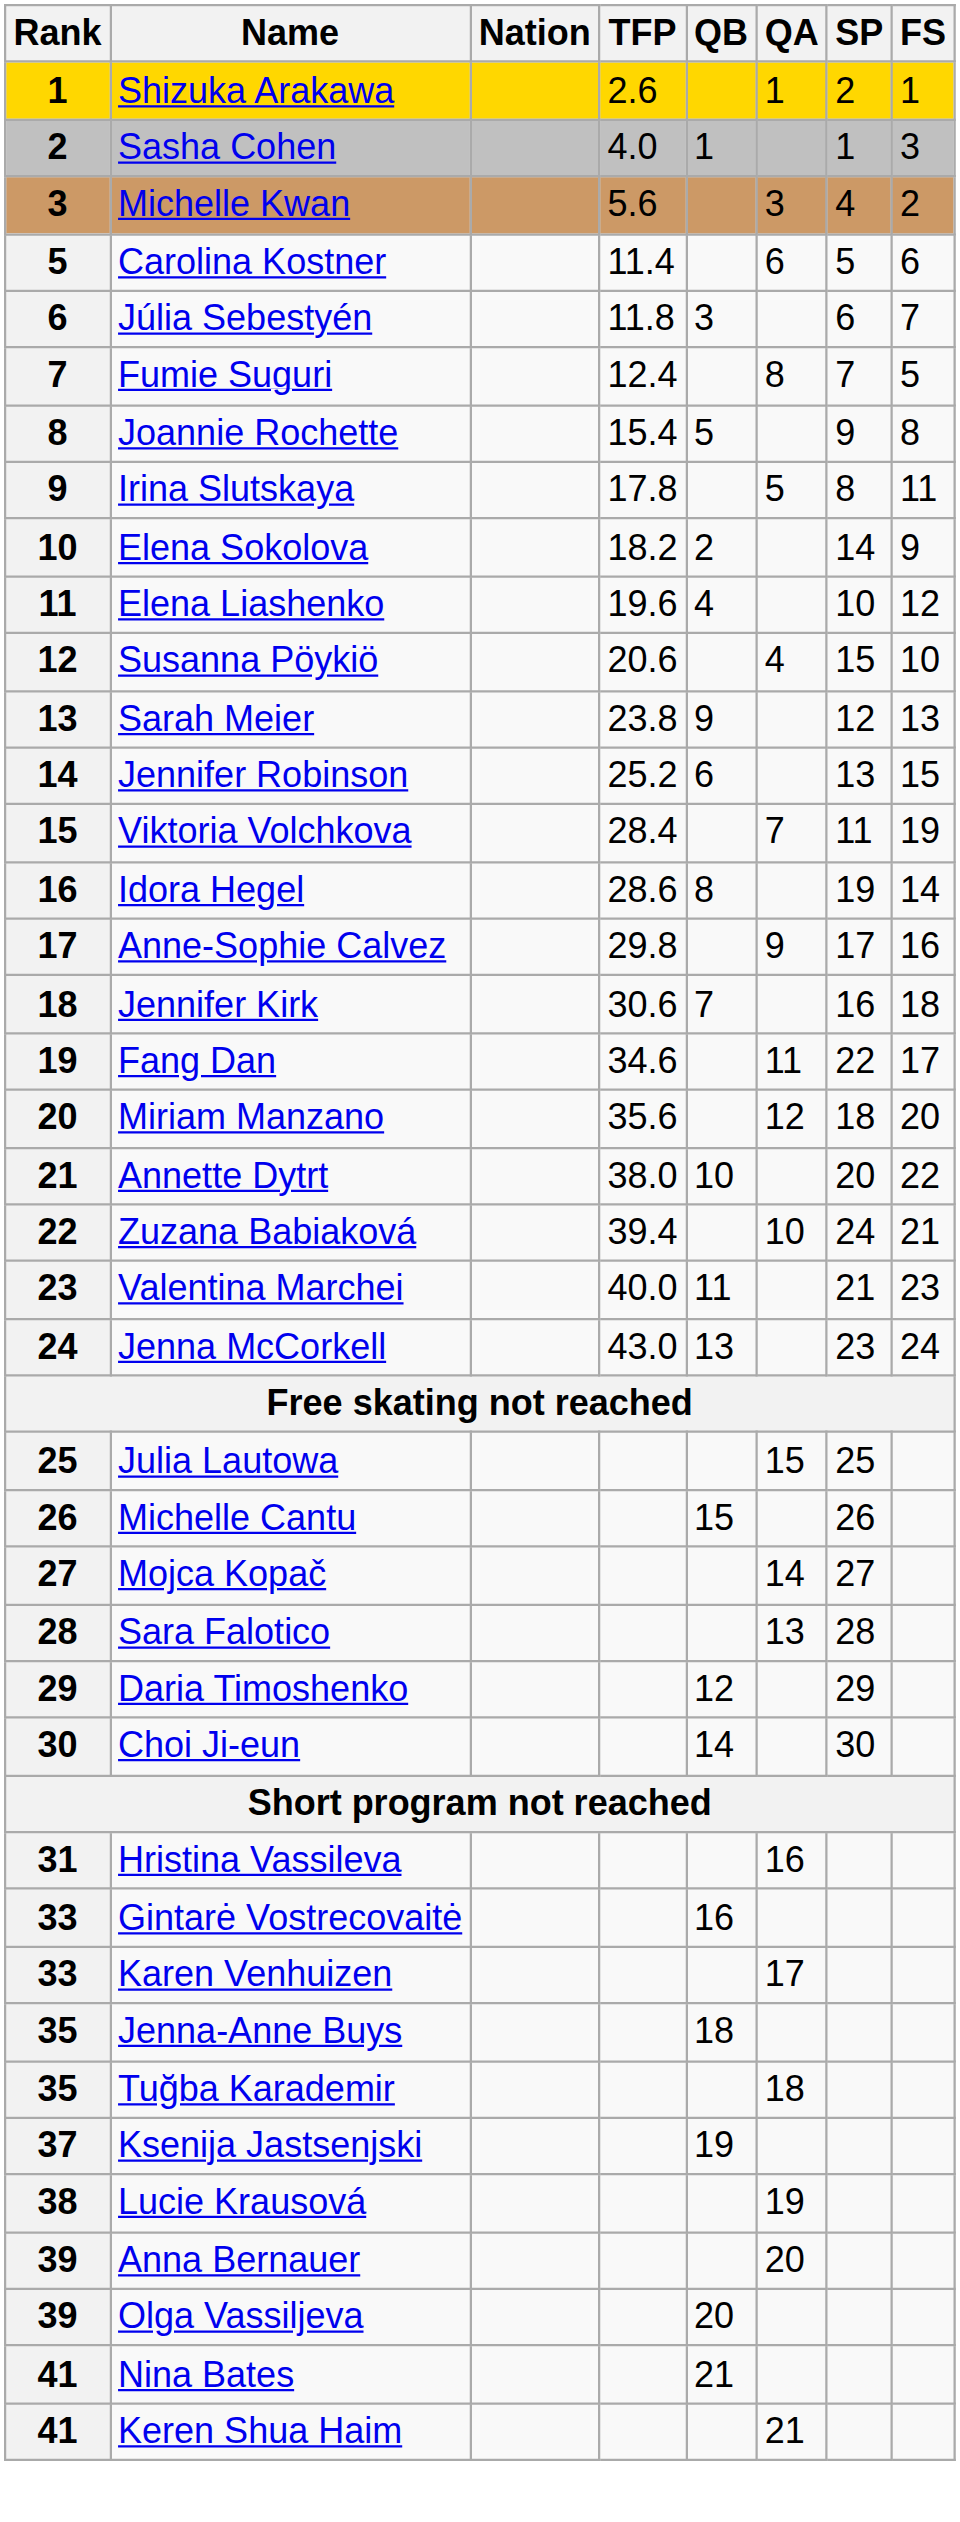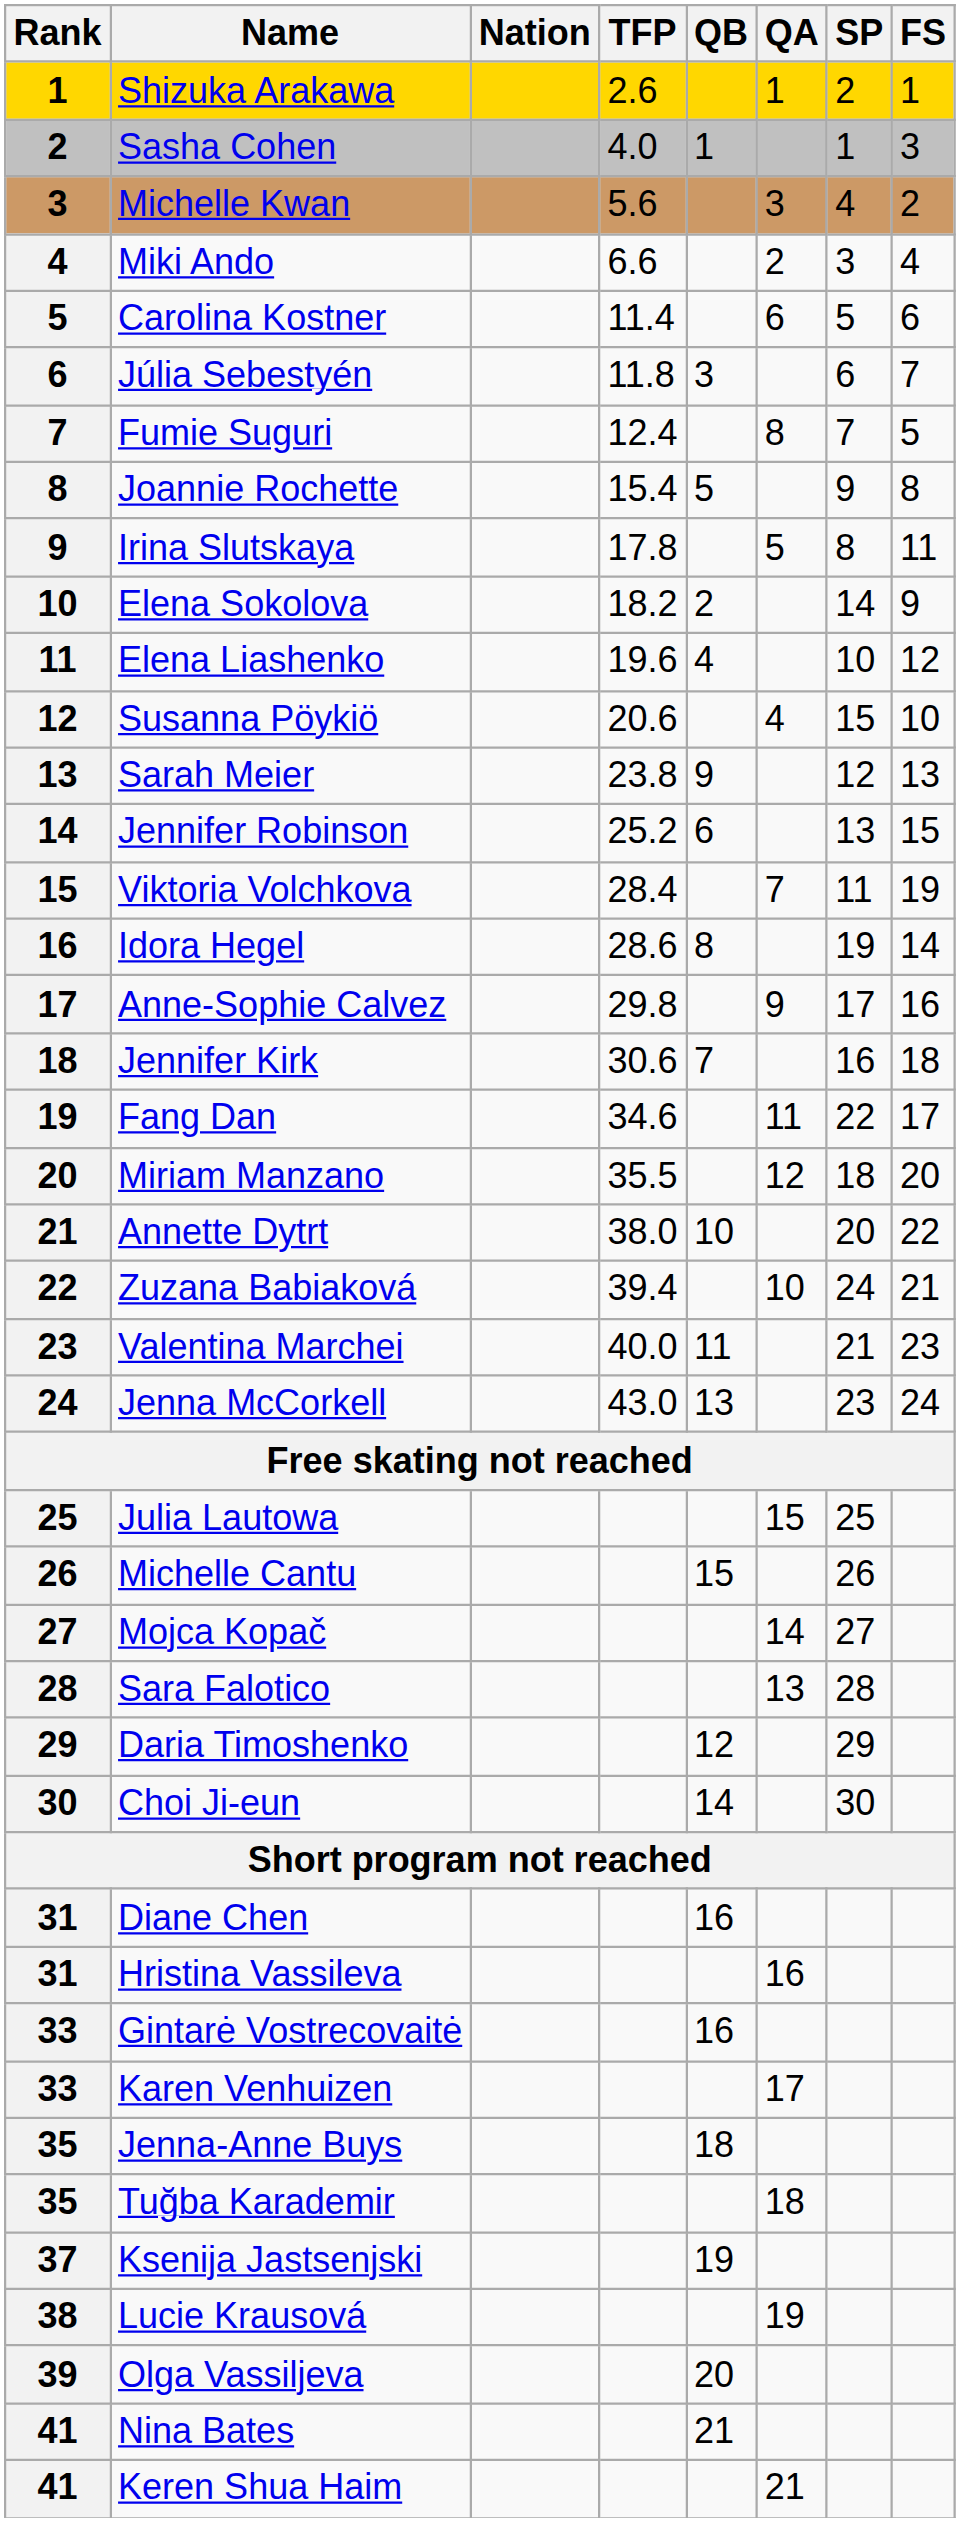+ row: (196, 261)
(642, 1117) 35.6 -> (642, 1174) 35.5
+ row: (213, 1917)
- row: (239, 2259)
